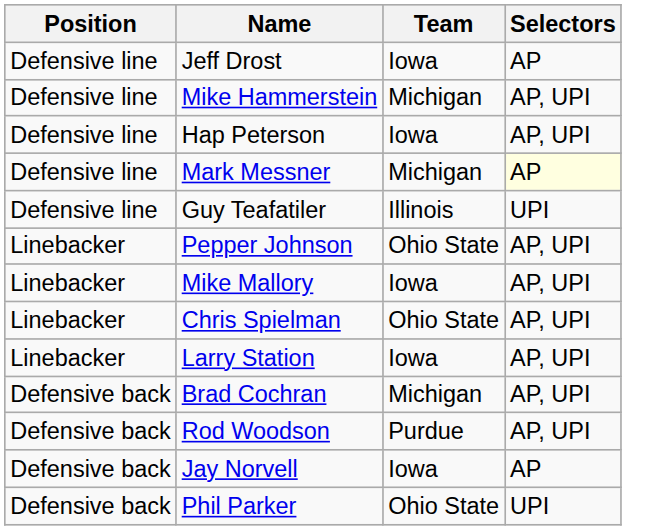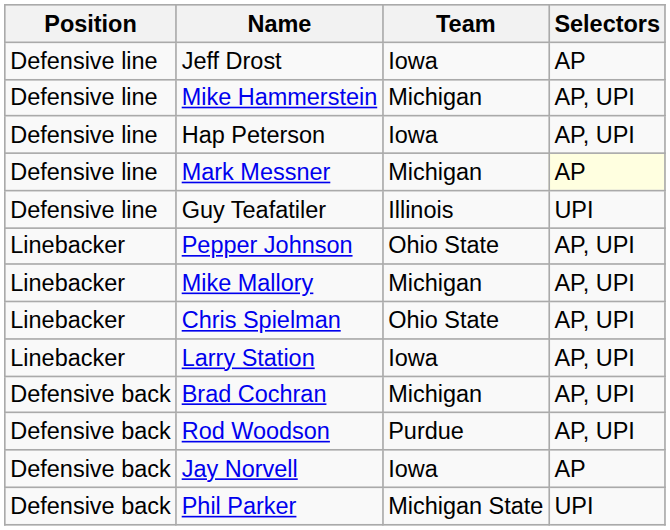(413, 283) Iowa -> (435, 283) Michigan
(444, 506) Ohio State -> (466, 506) Michigan State
